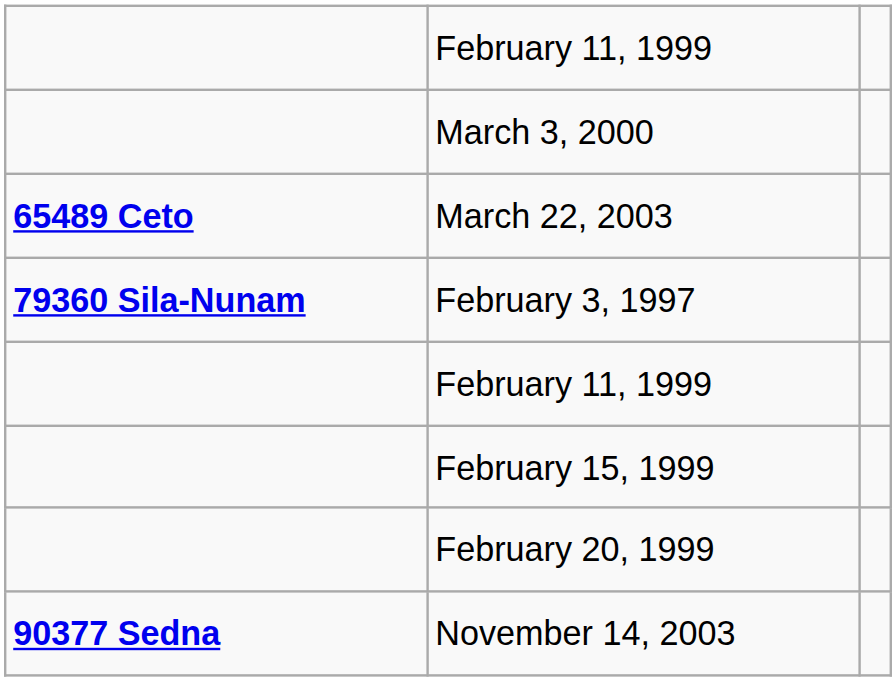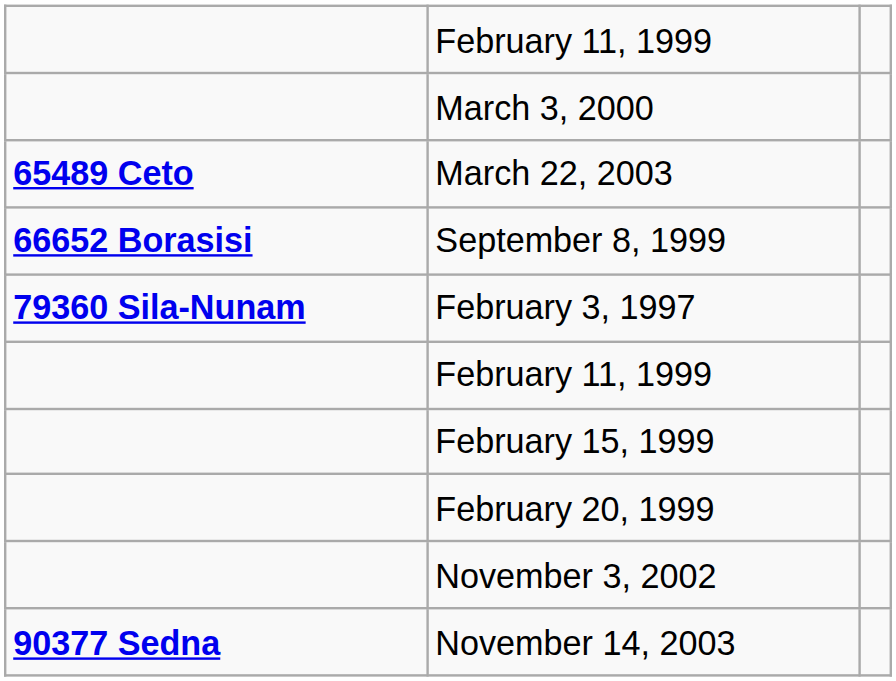+ row: (133, 241)
+ row: (216, 575)
